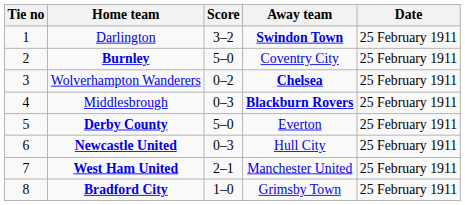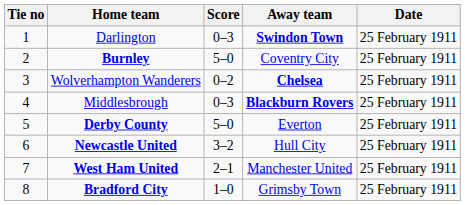(223, 37) 3–2 -> (223, 37) 0–3
(223, 146) 0–3 -> (223, 146) 3–2
